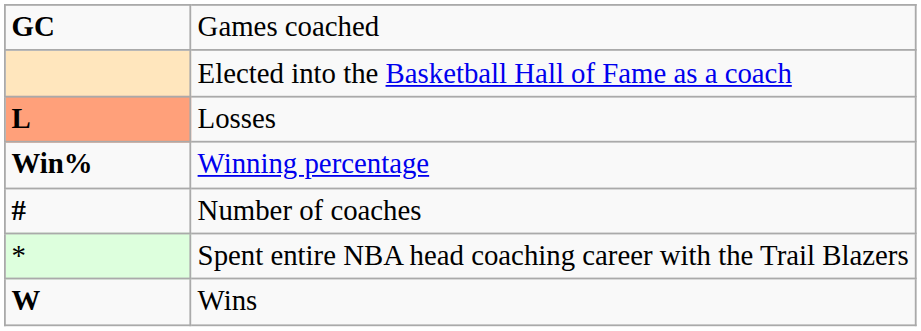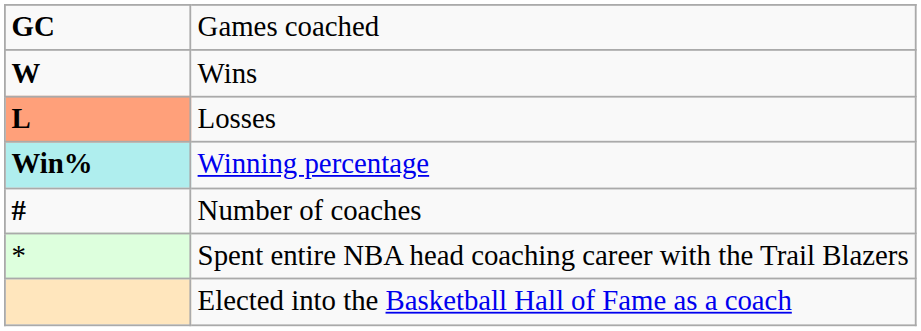rows swapped: (227, 301) <-> (495, 73)
(52, 164) no background -> (52, 164) paleturquoise background
